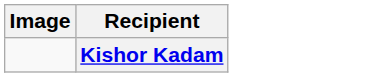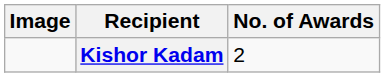+ column: (304, 21)
